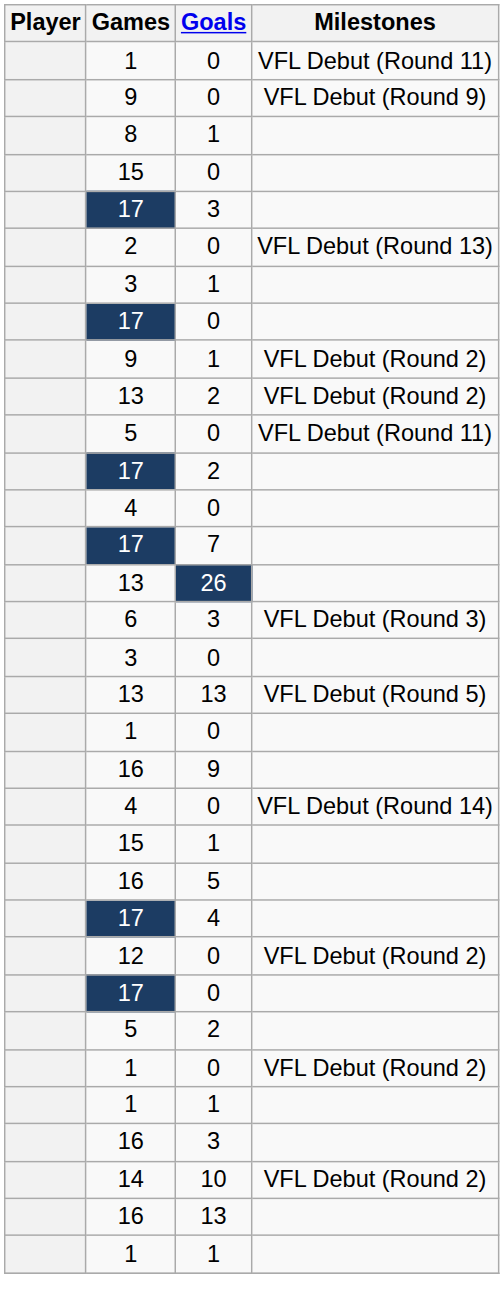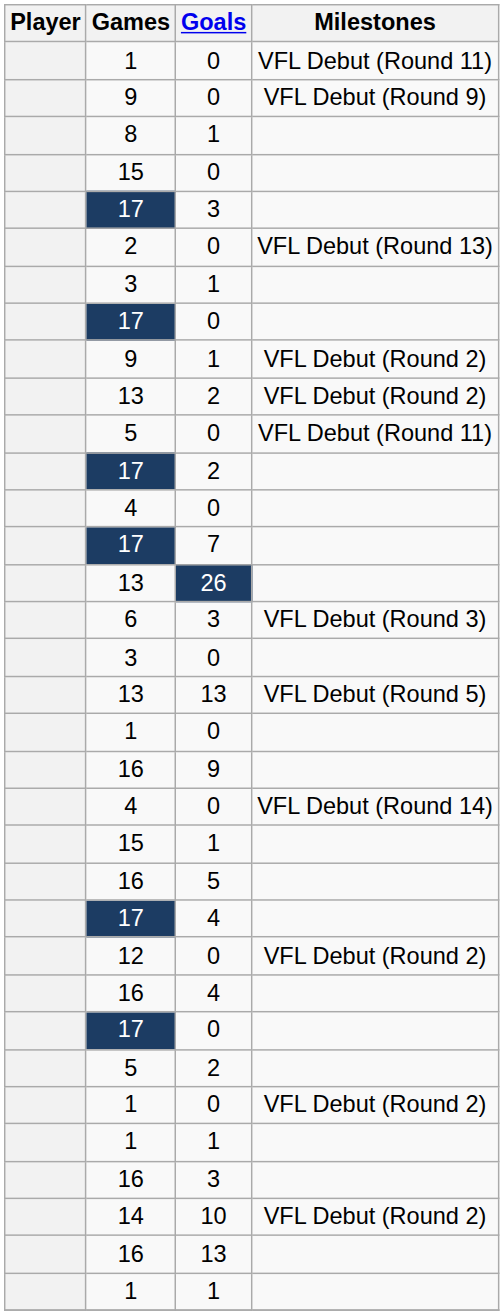+ row: (131, 992)
